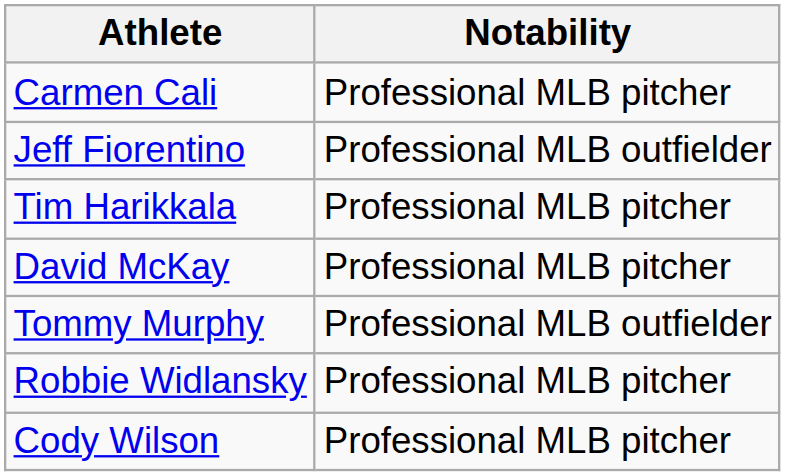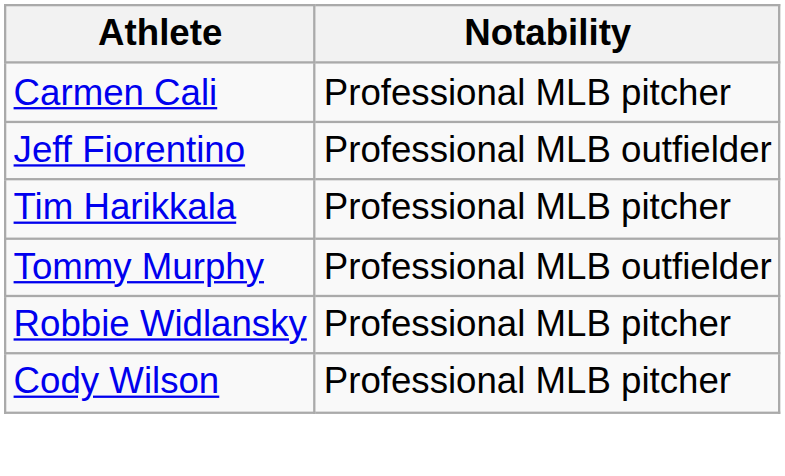- row: (122, 265)
